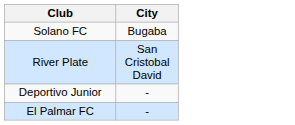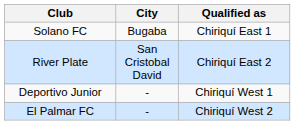+ column: (234, 13)
